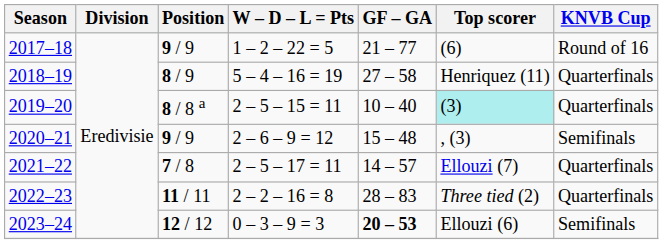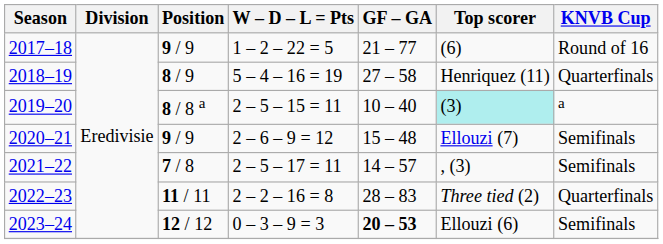(606, 107) Quarterfinals -> (561, 103) a
(455, 138) , (3) -> (479, 138) Ellouzi (7)
(479, 167) Ellouzi (7) -> (455, 167) , (3)
(606, 167) Quarterfinals -> (597, 167) Semifinals
